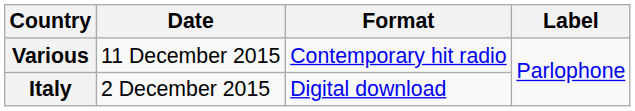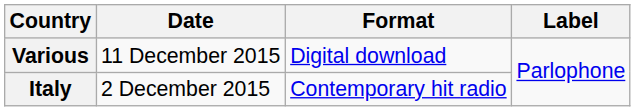(398, 55) Contemporary hit radio -> (368, 55) Digital download
(368, 88) Digital download -> (398, 88) Contemporary hit radio
